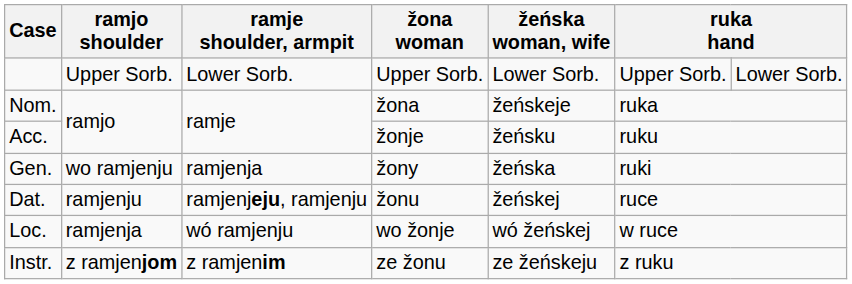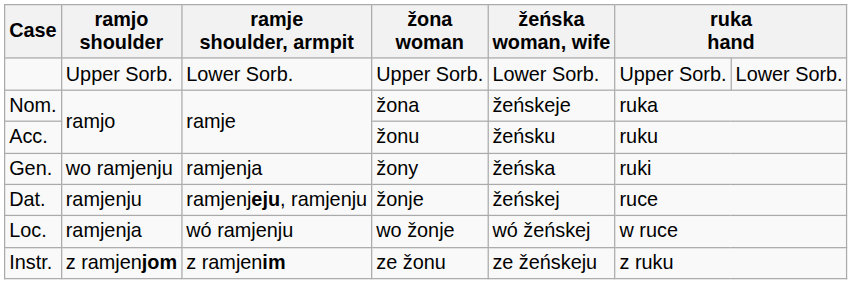(400, 136) žonje -> (398, 136) žonu
(398, 199) žonu -> (400, 199) žonje
